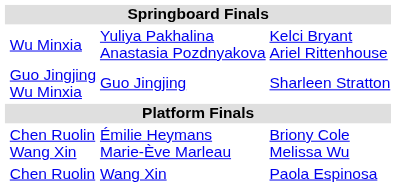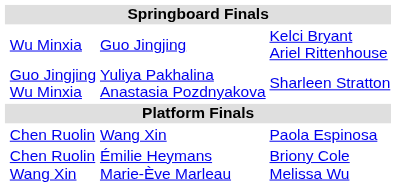(183, 44) Yuliya Pakhalina Anastasia Pozdnyakova -> (143, 44) Guo Jingjing
(143, 83) Guo Jingjing -> (183, 83) Yuliya Pakhalina Anastasia Pozdnyakova
rows swapped: (53, 173) <-> (53, 143)
